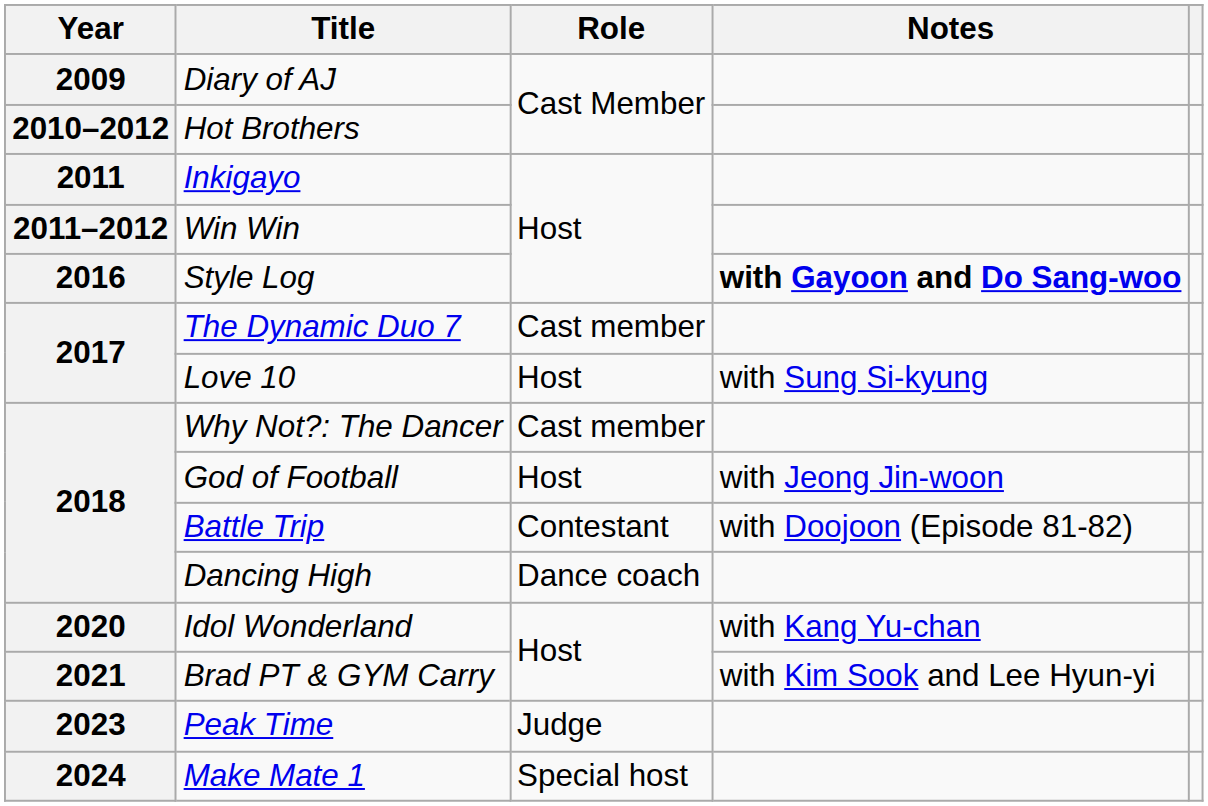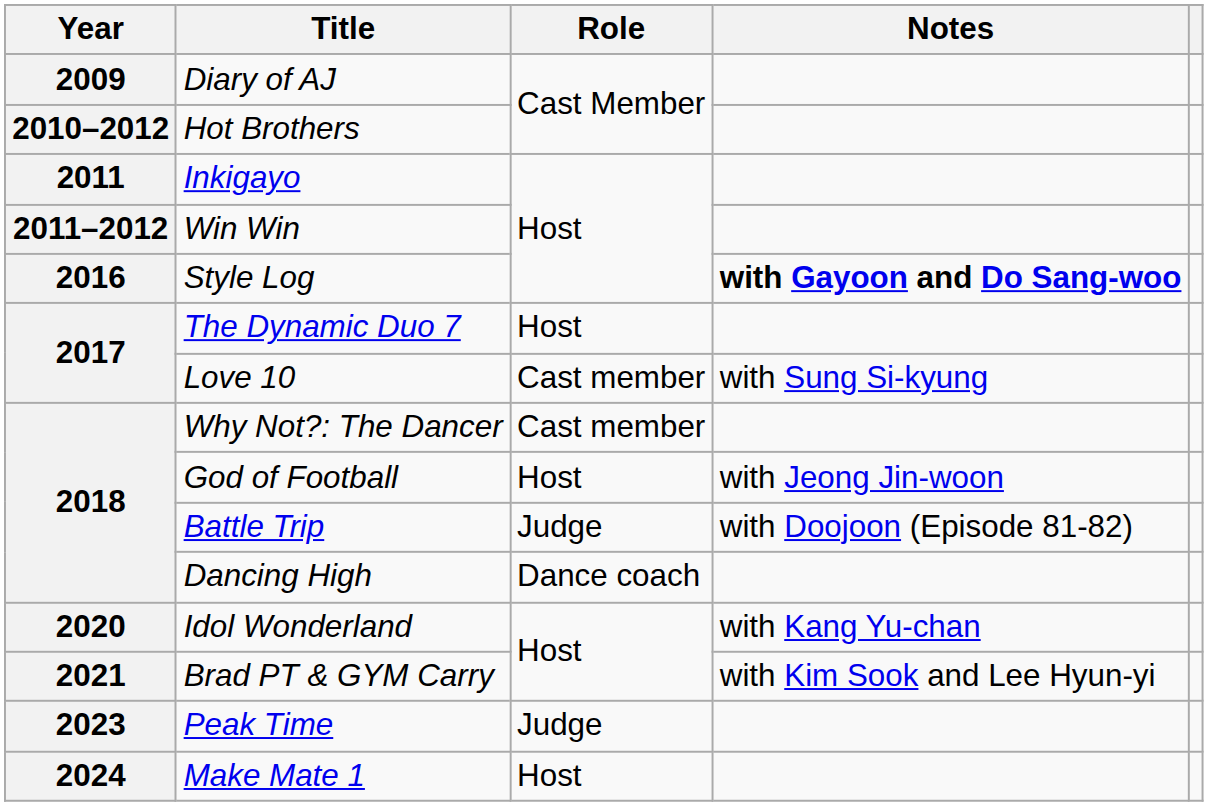(611, 327) Cast member -> (549, 327) Host
(549, 377) Host -> (611, 377) Cast member
(593, 526) Contestant -> (560, 526) Judge
(602, 775) Special host -> (549, 775) Host
